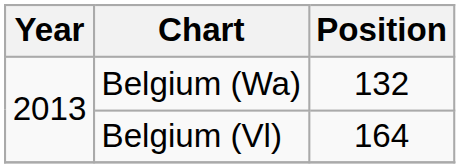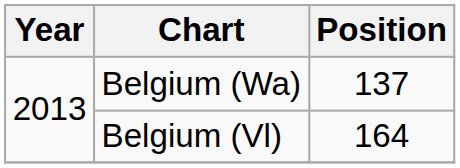(382, 83) 132 -> (382, 83) 137
